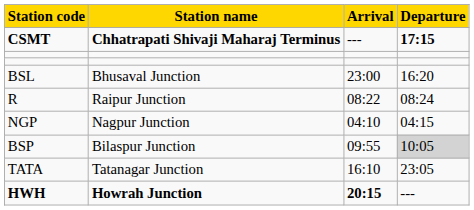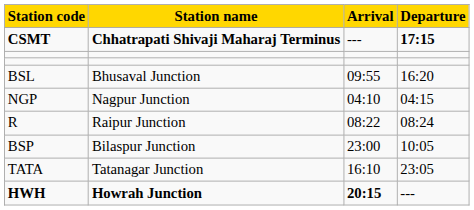(364, 76) 23:00 -> (364, 76) 09:55
rows swapped: (23, 123) <-> (13, 99)
(364, 146) 09:55 -> (364, 146) 23:00
(417, 146) lightgrey background -> (417, 146) no background
